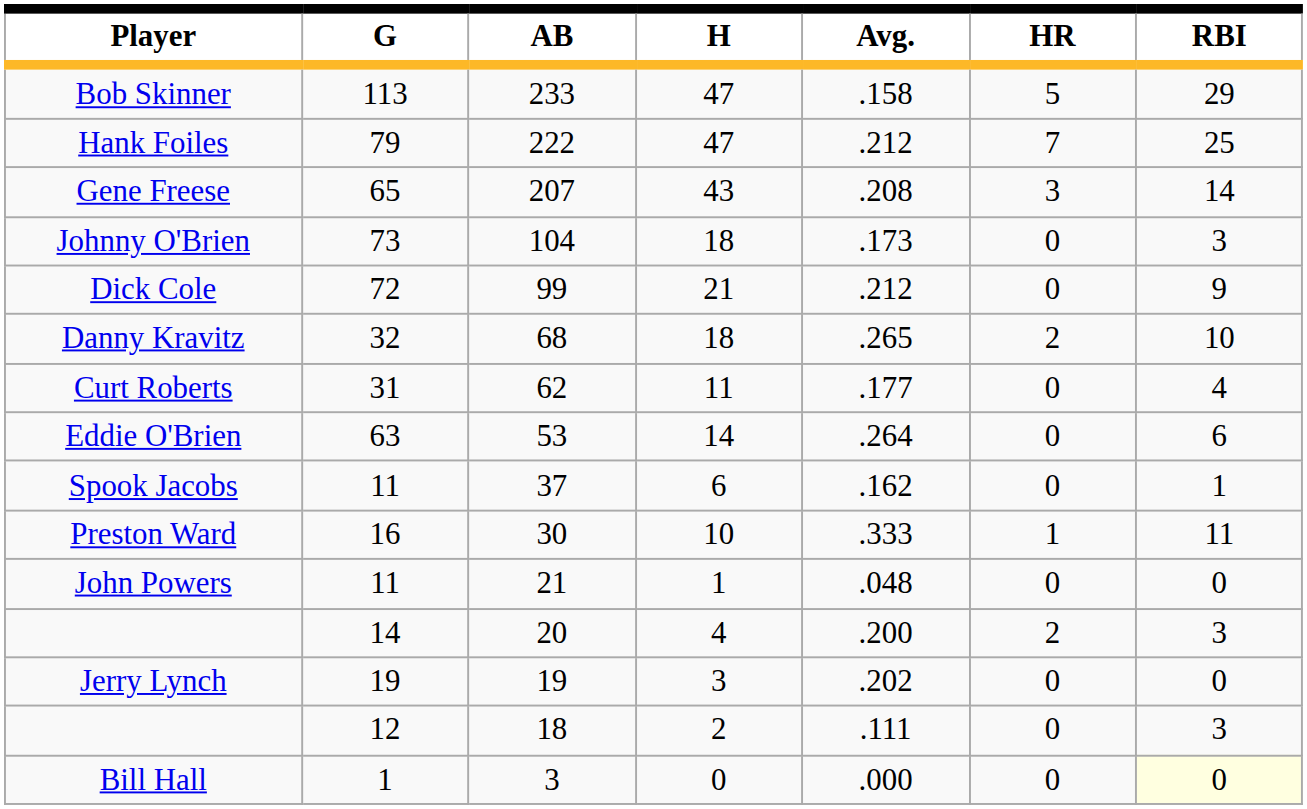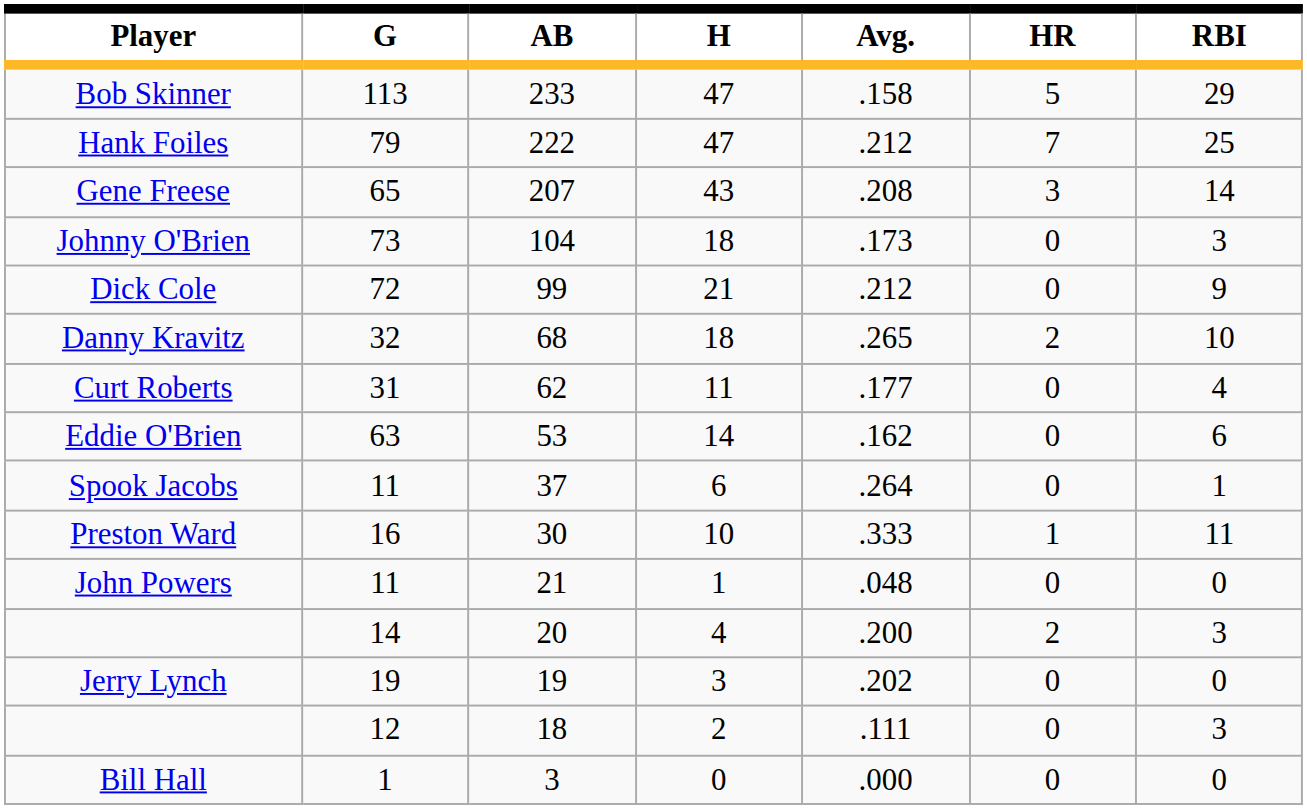(886, 436) .264 -> (886, 436) .162
(886, 485) .162 -> (886, 485) .264
(1219, 779) lightyellow background -> (1219, 779) no background
